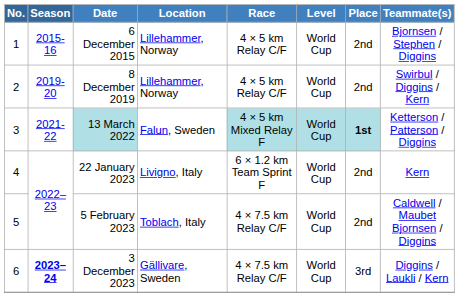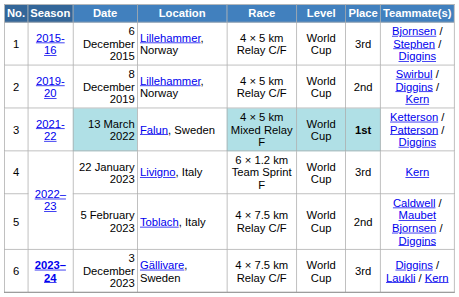(363, 44) 2nd -> (363, 44) 3rd
(363, 173) 2nd -> (363, 173) 3rd
